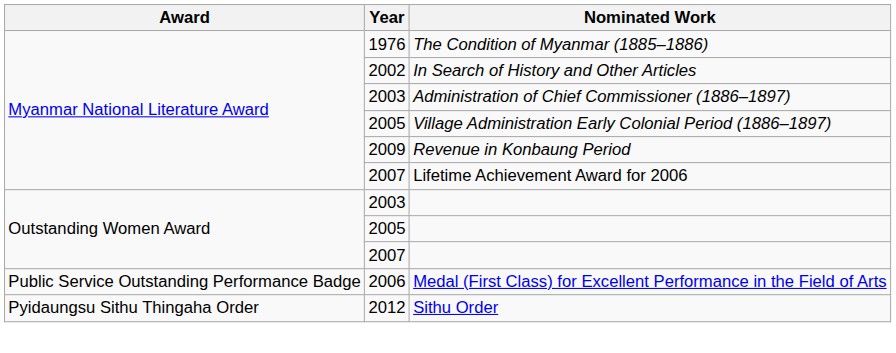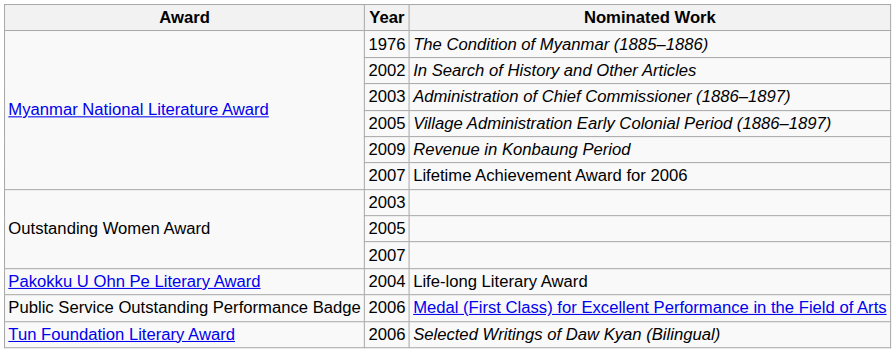+ row: (387, 281)
- row: (387, 307)
+ row: (387, 334)
